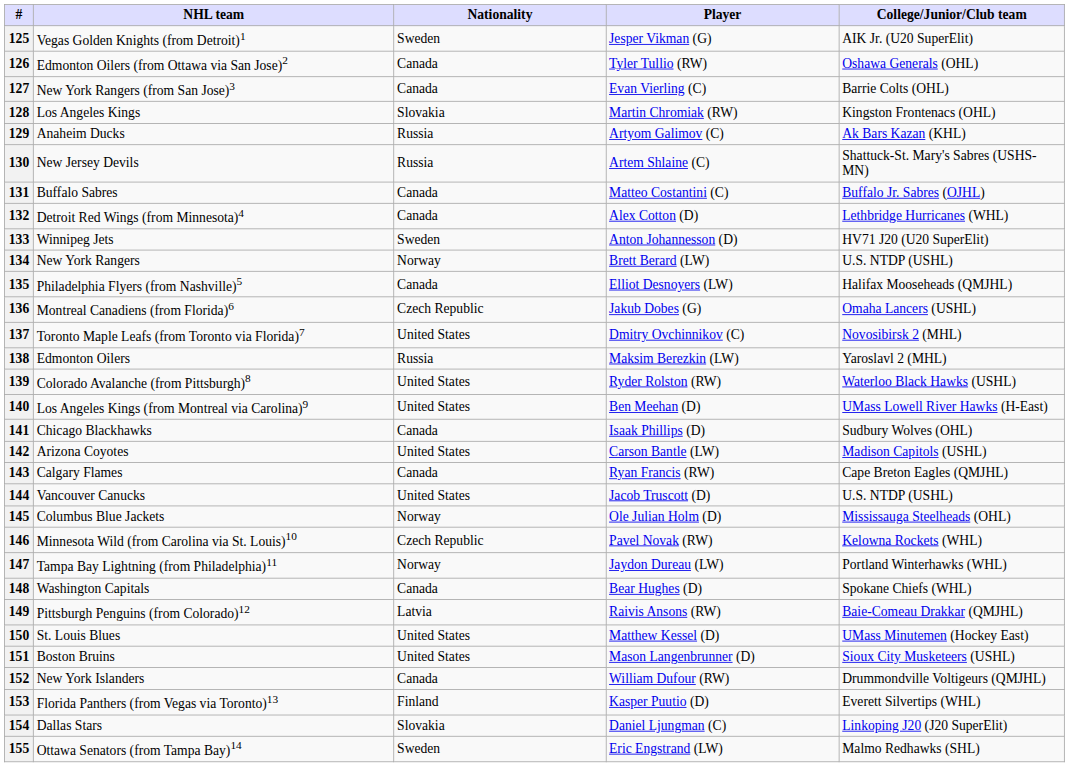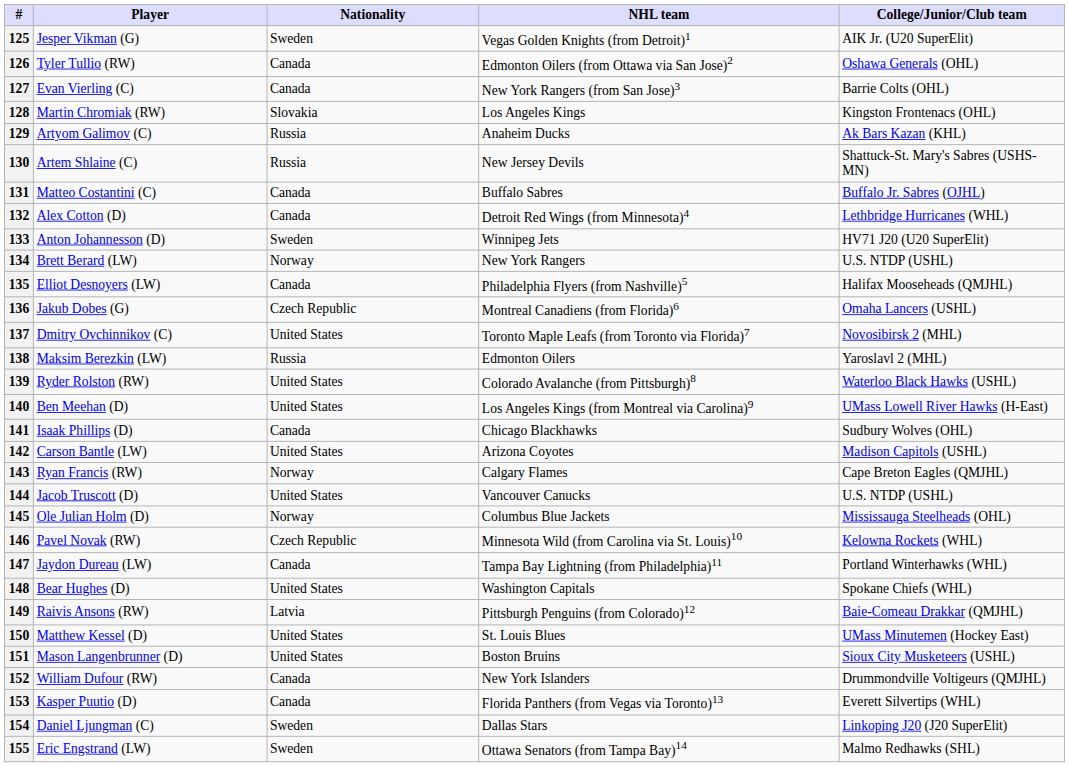columns swapped: (723, 15) <-> (214, 15)
(417, 473) Canada -> (292, 473) Norway
(419, 565) Norway -> (290, 565) Canada
(417, 588) Canada -> (306, 588) United States
(418, 702) Finland -> (290, 702) Canada
(421, 725) Slovakia -> (291, 725) Sweden
